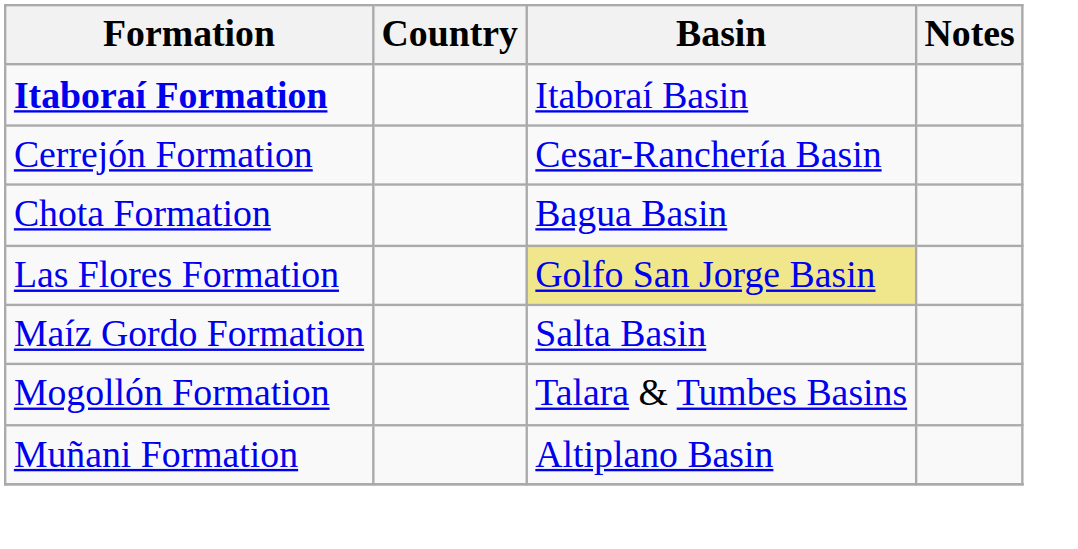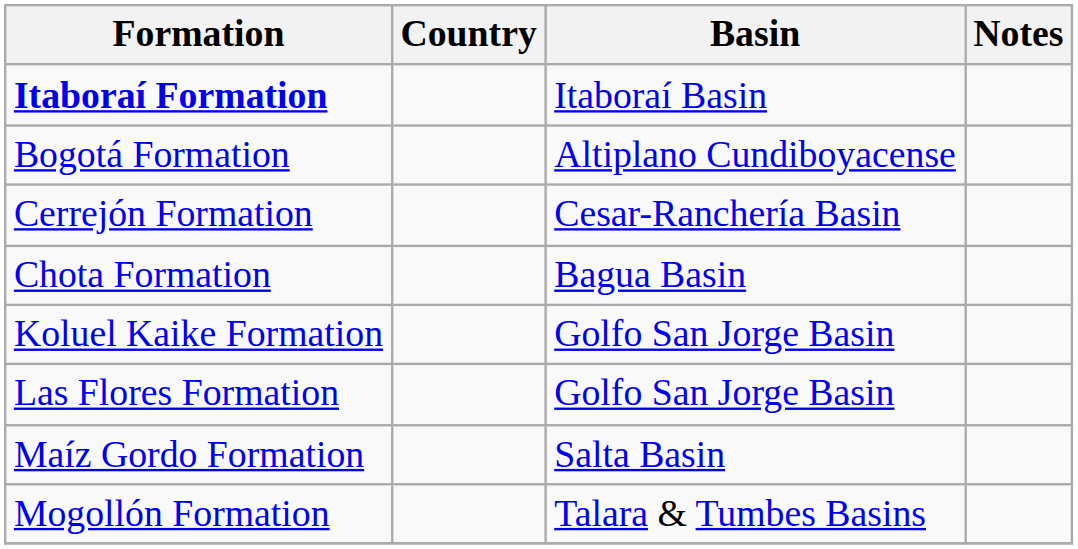+ row: (152, 154)
+ row: (198, 333)
(705, 273) khaki background -> (724, 393) no background
- row: (156, 453)
